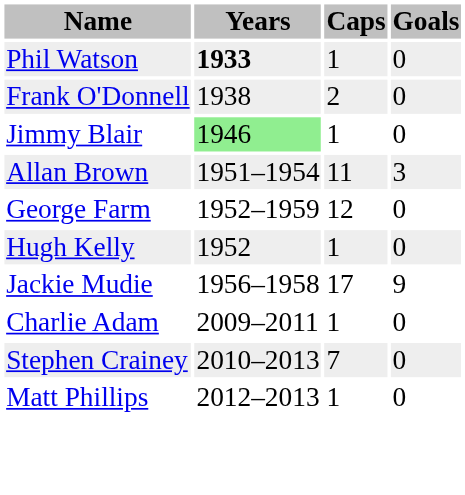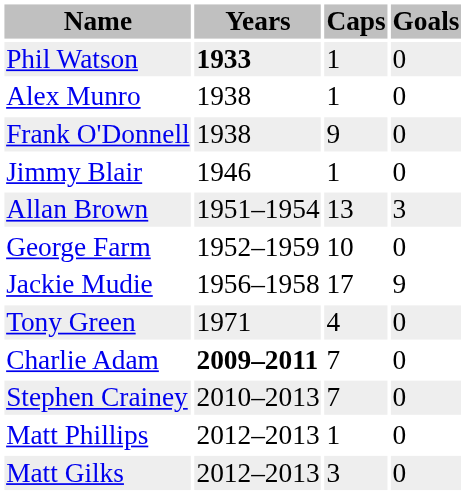+ row: (73, 96)
(333, 96) 2 -> (333, 134) 9
(224, 134) lightgreen background -> (224, 171) no background
(340, 171) 11 -> (340, 209) 13
(340, 209) 12 -> (340, 246) 10
- row: (70, 246)
+ row: (71, 322)
(258, 322) normal -> (257, 359) bold
(333, 322) 1 -> (333, 359) 7
+ row: (65, 472)
